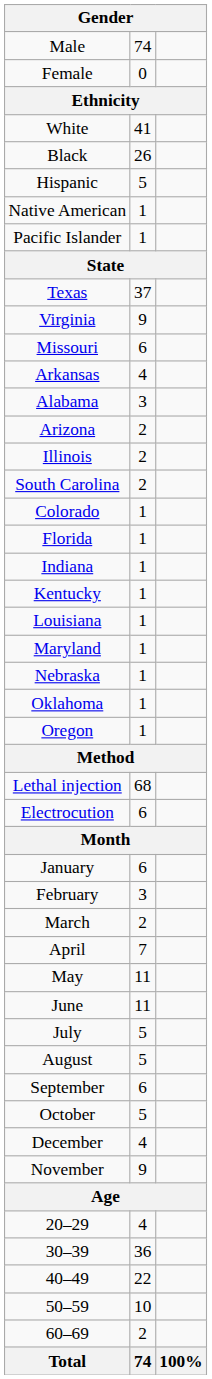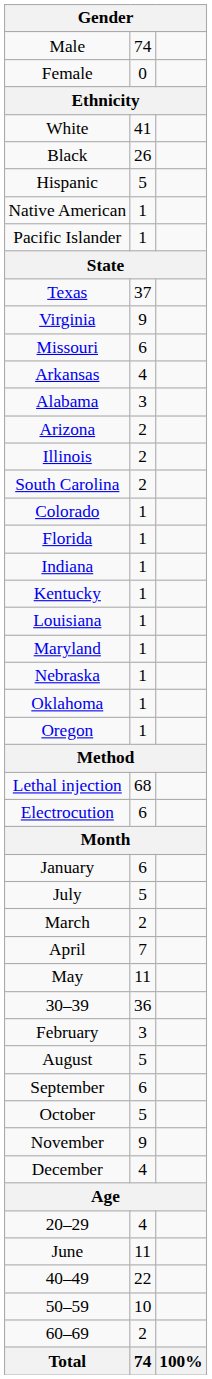rows swapped: (67, 895) <-> (67, 1032)
rows swapped: (67, 1004) <-> (67, 1251)
rows swapped: (67, 1169) <-> (67, 1141)
